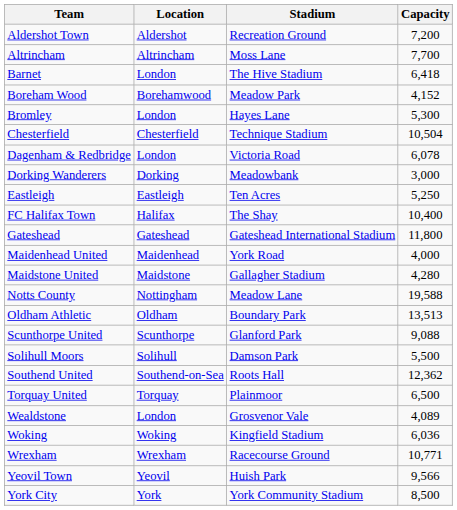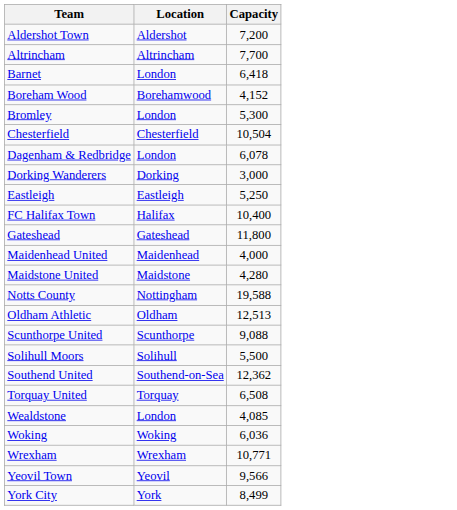- column: (312, 14)
(425, 315) 13,513 -> (254, 315) 12,513
(425, 395) 6,500 -> (254, 395) 6,508
(425, 415) 4,089 -> (254, 415) 4,085
(425, 495) 8,500 -> (254, 495) 8,499
